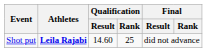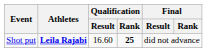(103, 41) 14.60 -> (103, 41) 16.60
(130, 41) normal -> (130, 41) bold
